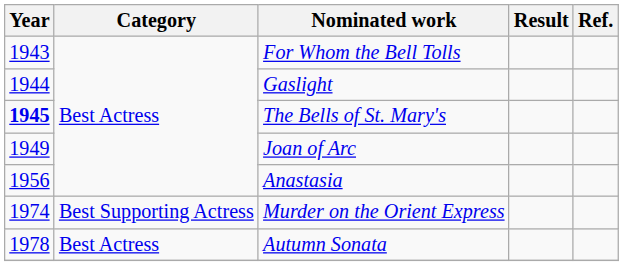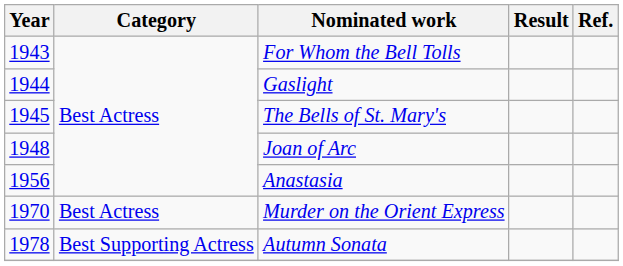(29, 116) bold -> (29, 116) normal
(29, 148) 1949 -> (29, 148) 1948
(29, 212) 1974 -> (29, 212) 1970
(156, 212) Best Supporting Actress -> (109, 212) Best Actress
(109, 244) Best Actress -> (156, 244) Best Supporting Actress
